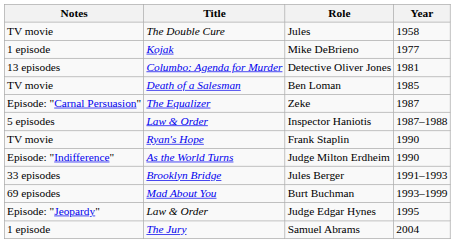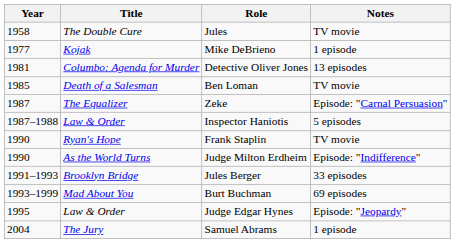columns swapped: (422, 13) <-> (74, 13)
